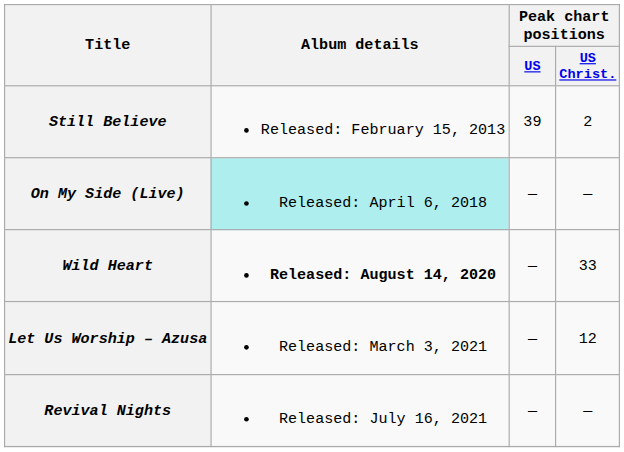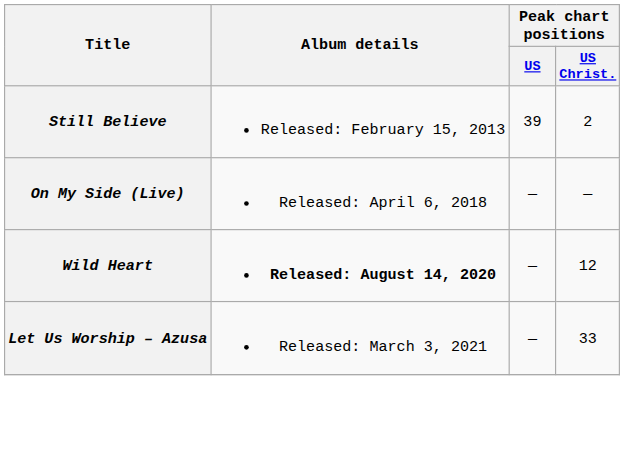(360, 203) paleturquoise background -> (360, 203) no background
(588, 266) 33 -> (588, 266) 12
(588, 338) 12 -> (588, 338) 33
- row: (108, 410)
